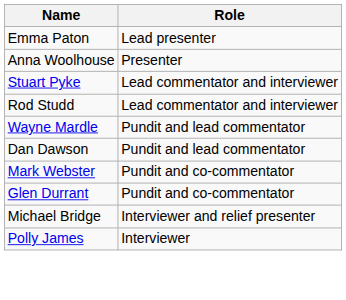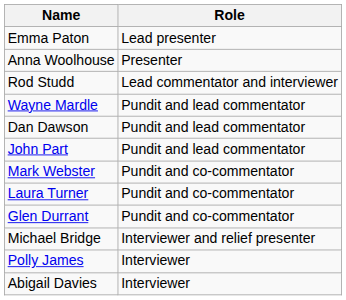- row: (44, 82)
+ row: (38, 149)
+ row: (48, 194)
+ row: (52, 283)
